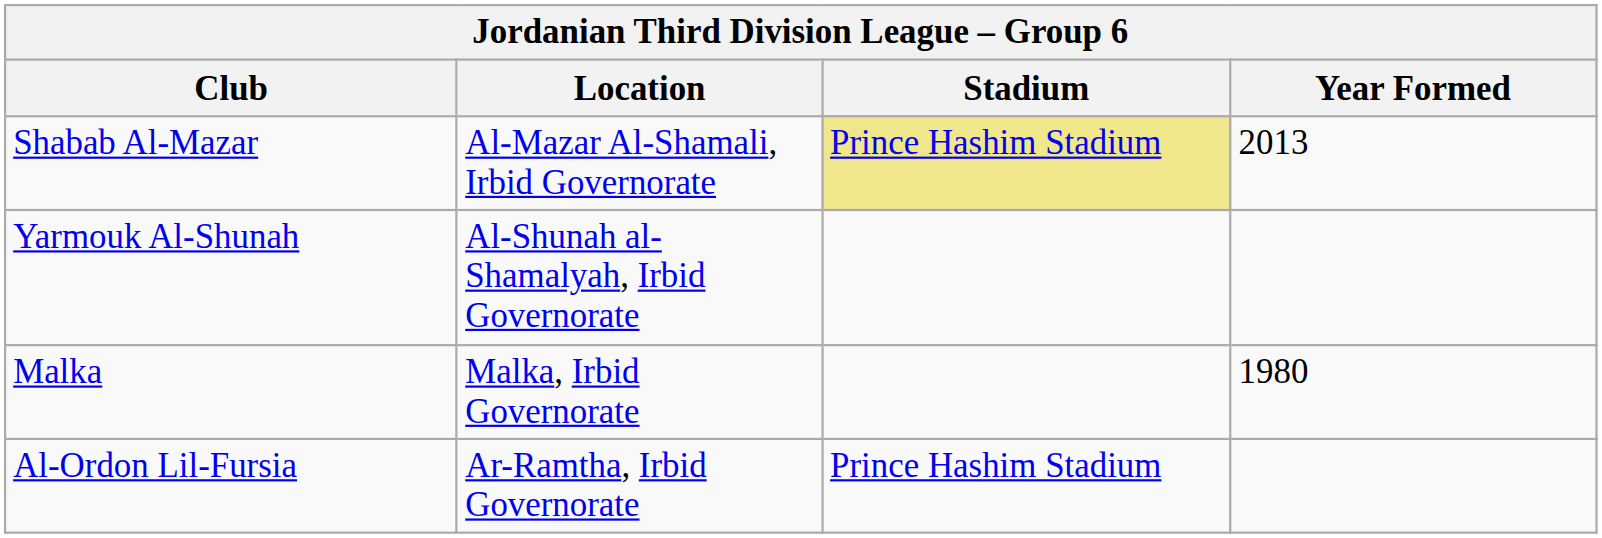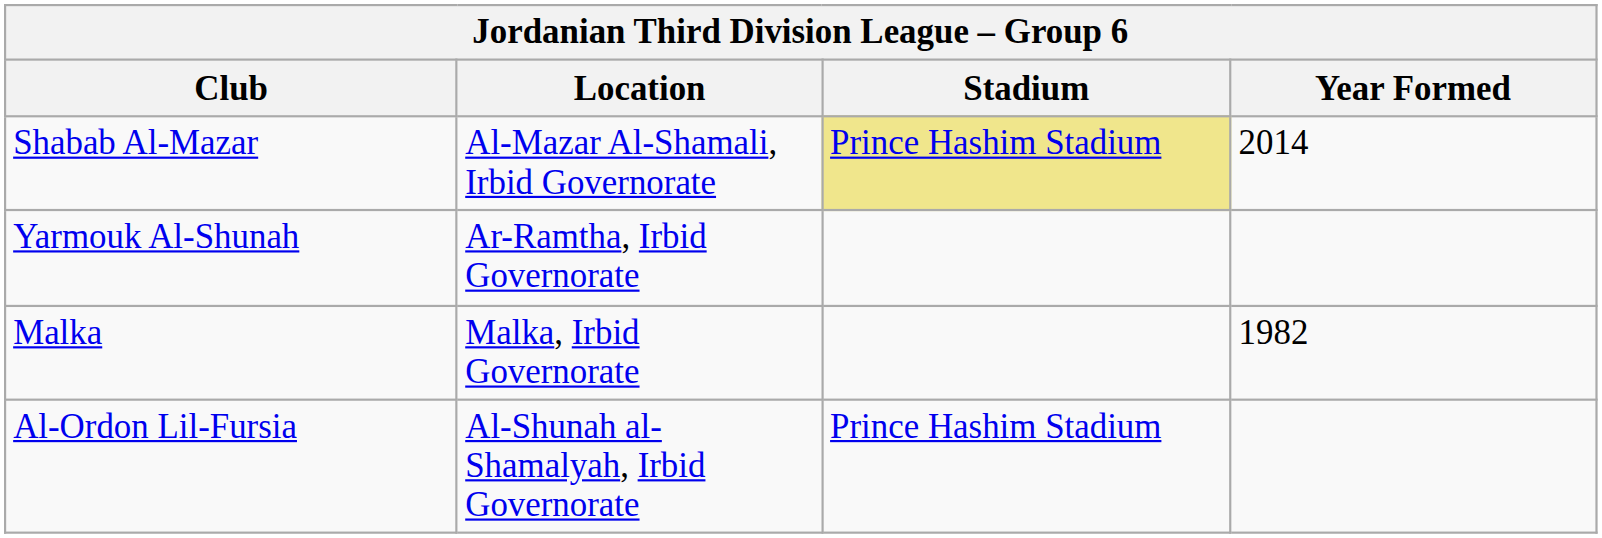(1273, 142) 2013 -> (1273, 142) 2014
(585, 276) Al-Shunah al-Shamalyah, Irbid Governorate -> (586, 256) Ar-Ramtha, Irbid Governorate
(1273, 371) 1980 -> (1273, 331) 1982
(586, 485) Ar-Ramtha, Irbid Governorate -> (585, 465) Al-Shunah al-Shamalyah, Irbid Governorate
